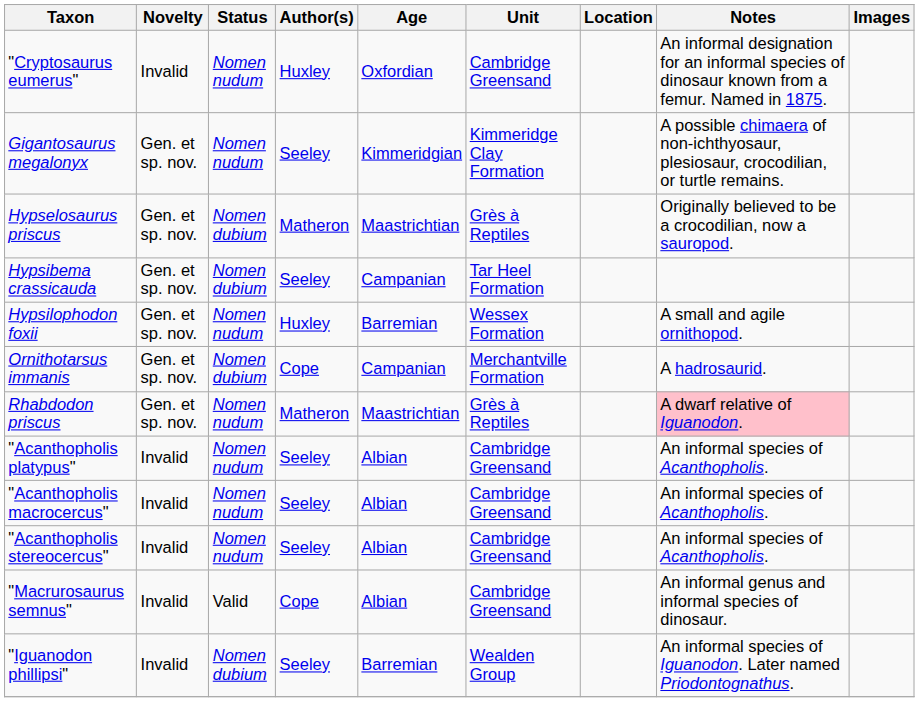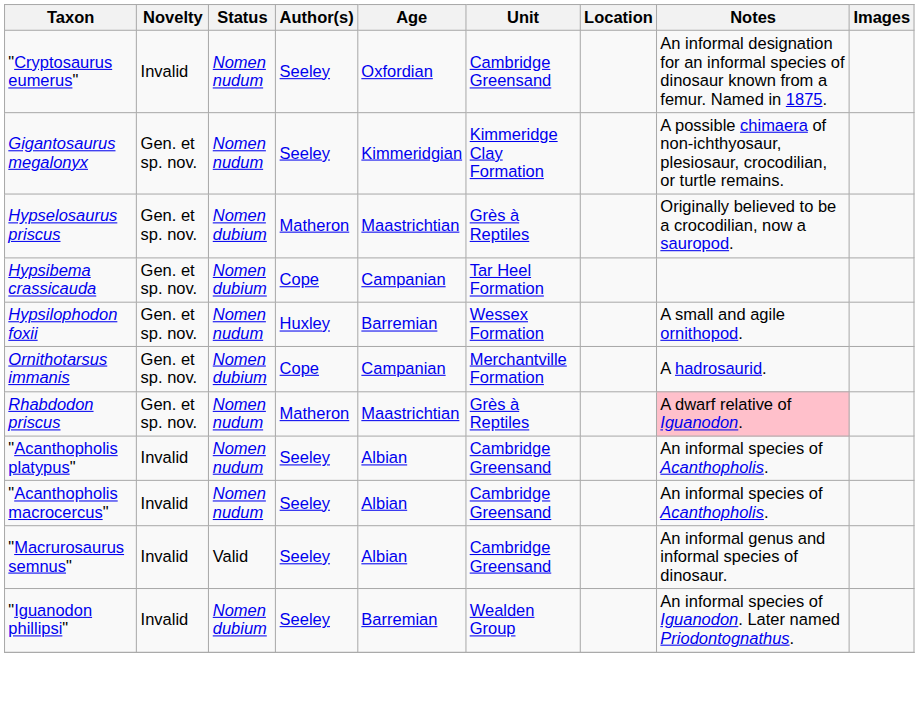(305, 71) Huxley -> (305, 71) Seeley
(305, 279) Seeley -> (299, 279) Cope
- row: (63, 547)
(299, 601) Cope -> (305, 557) Seeley
